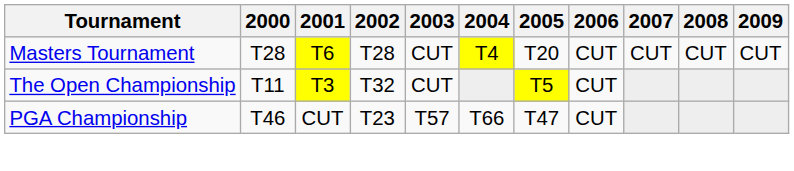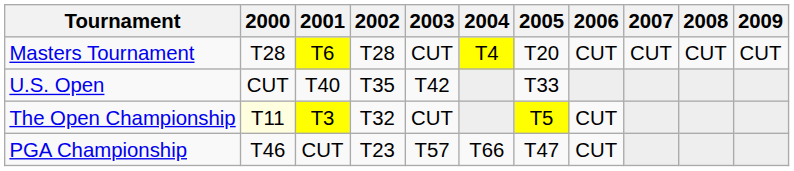+ row: (57, 85)
(268, 85) no background -> (268, 118) lightyellow background
